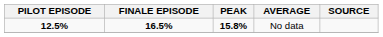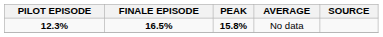(54, 25) 12.5% -> (54, 25) 12.3%
